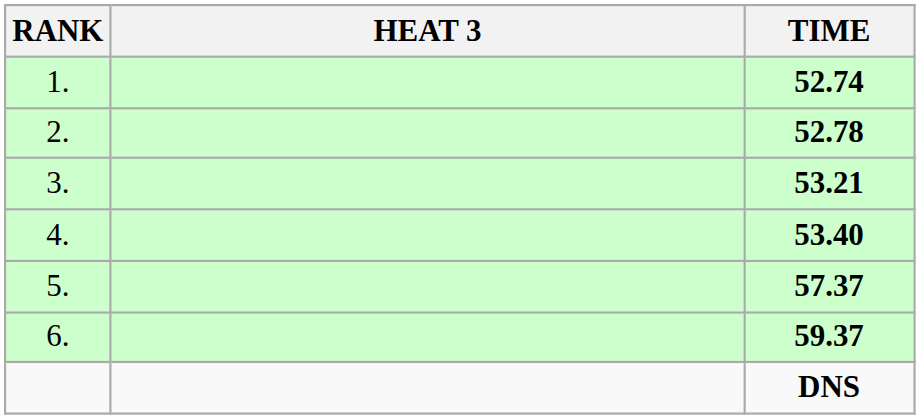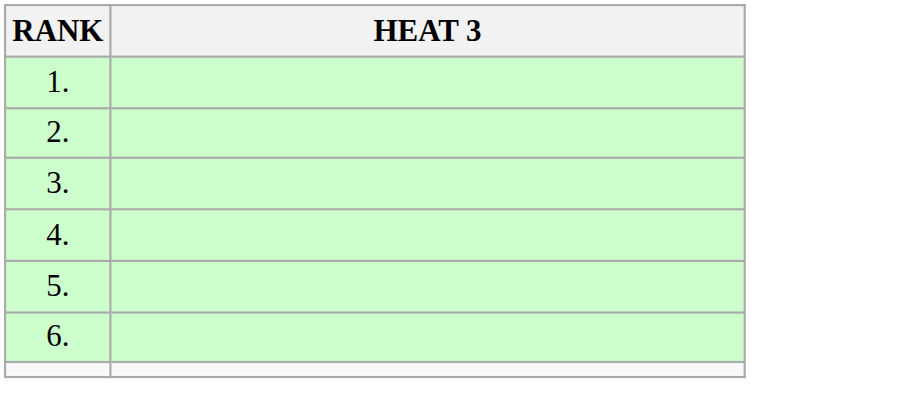- column: (829, 30)
